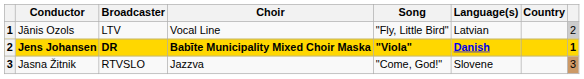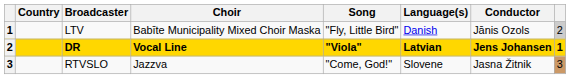columns swapped: (544, 13) <-> (57, 13)
(195, 30) Vocal Line -> (227, 30) Babīte Municipality Mixed Choir Maska
(471, 30) Latvian -> (420, 30) Danish
(270, 47) Babīte Municipality Mixed Choir Maska -> (160, 47) Vocal Line
(472, 47) Danish -> (423, 47) Latvian
